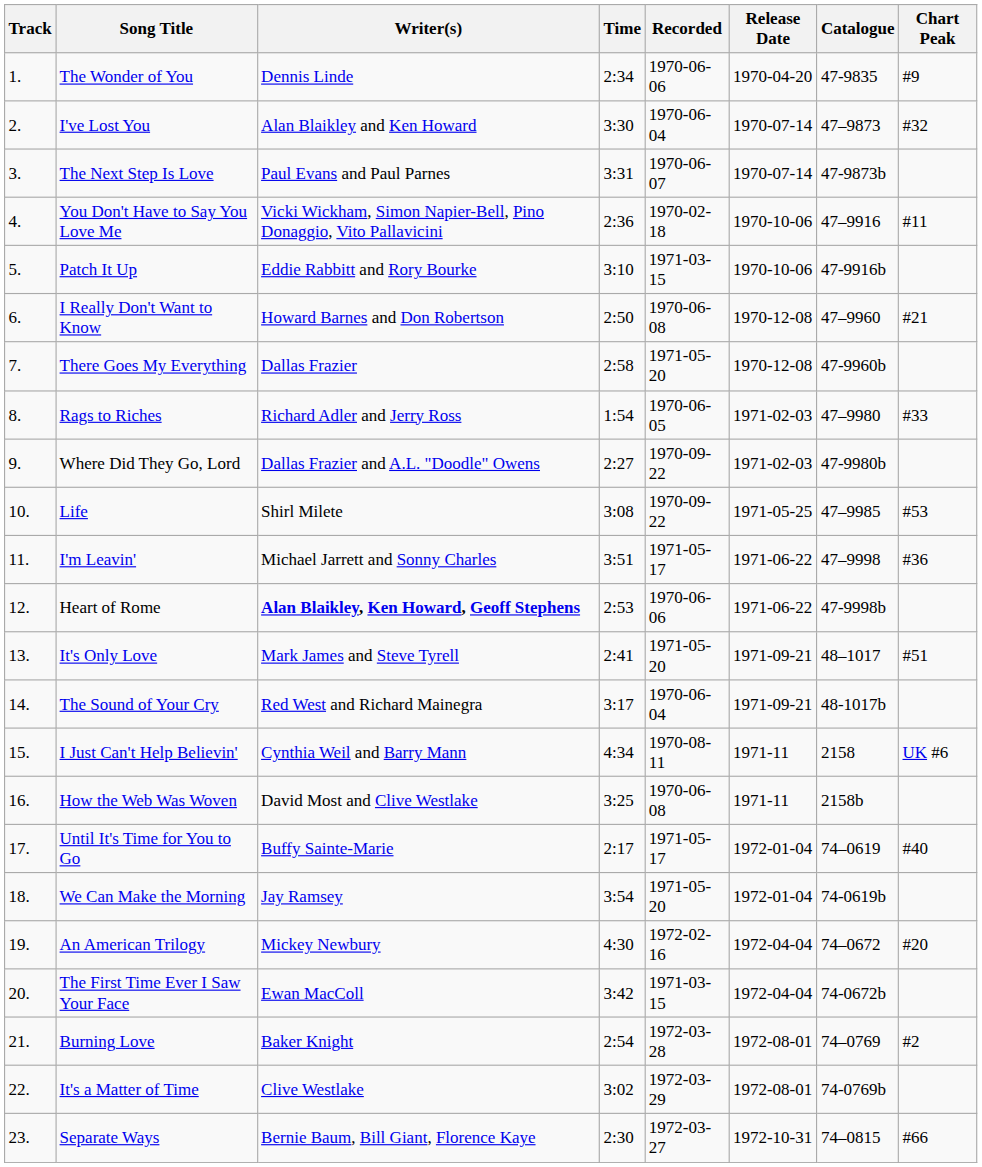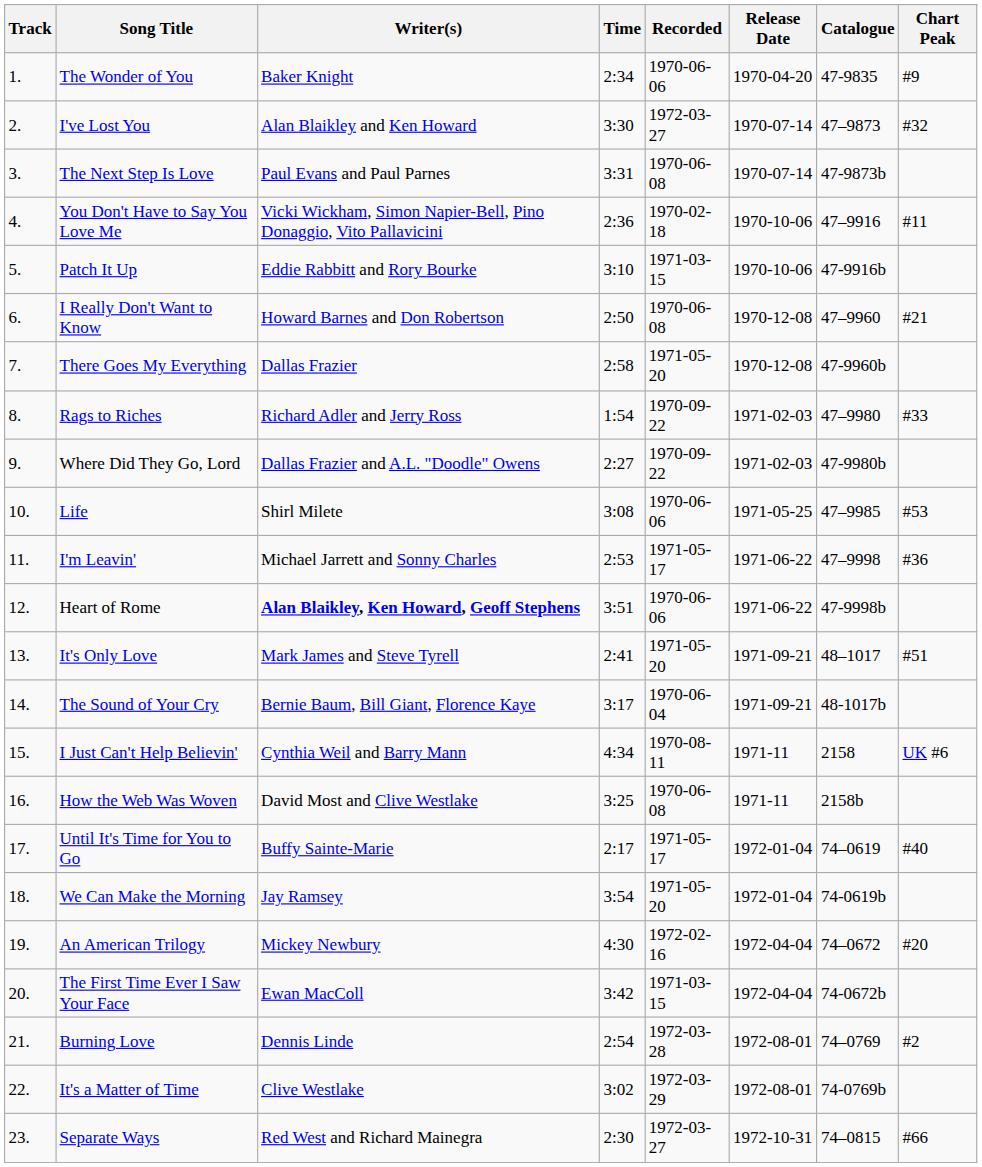(307, 77) Dennis Linde -> (307, 77) Baker Knight
(680, 125) 1970-06-04 -> (680, 125) 1972-03-27
(680, 173) 1970-06-07 -> (680, 173) 1970-06-08
(680, 414) 1970-06-05 -> (680, 414) 1970-09-22
(680, 511) 1970-09-22 -> (680, 511) 1970-06-06
(619, 559) 3:51 -> (619, 559) 2:53
(619, 607) 2:53 -> (619, 607) 3:51
(372, 704) Red West and Richard Mainegra -> (398, 704) Bernie Baum, Bill Giant, Florence Kaye
(307, 1041) Baker Knight -> (307, 1041) Dennis Linde
(398, 1138) Bernie Baum, Bill Giant, Florence Kaye -> (372, 1138) Red West and Richard Mainegra
